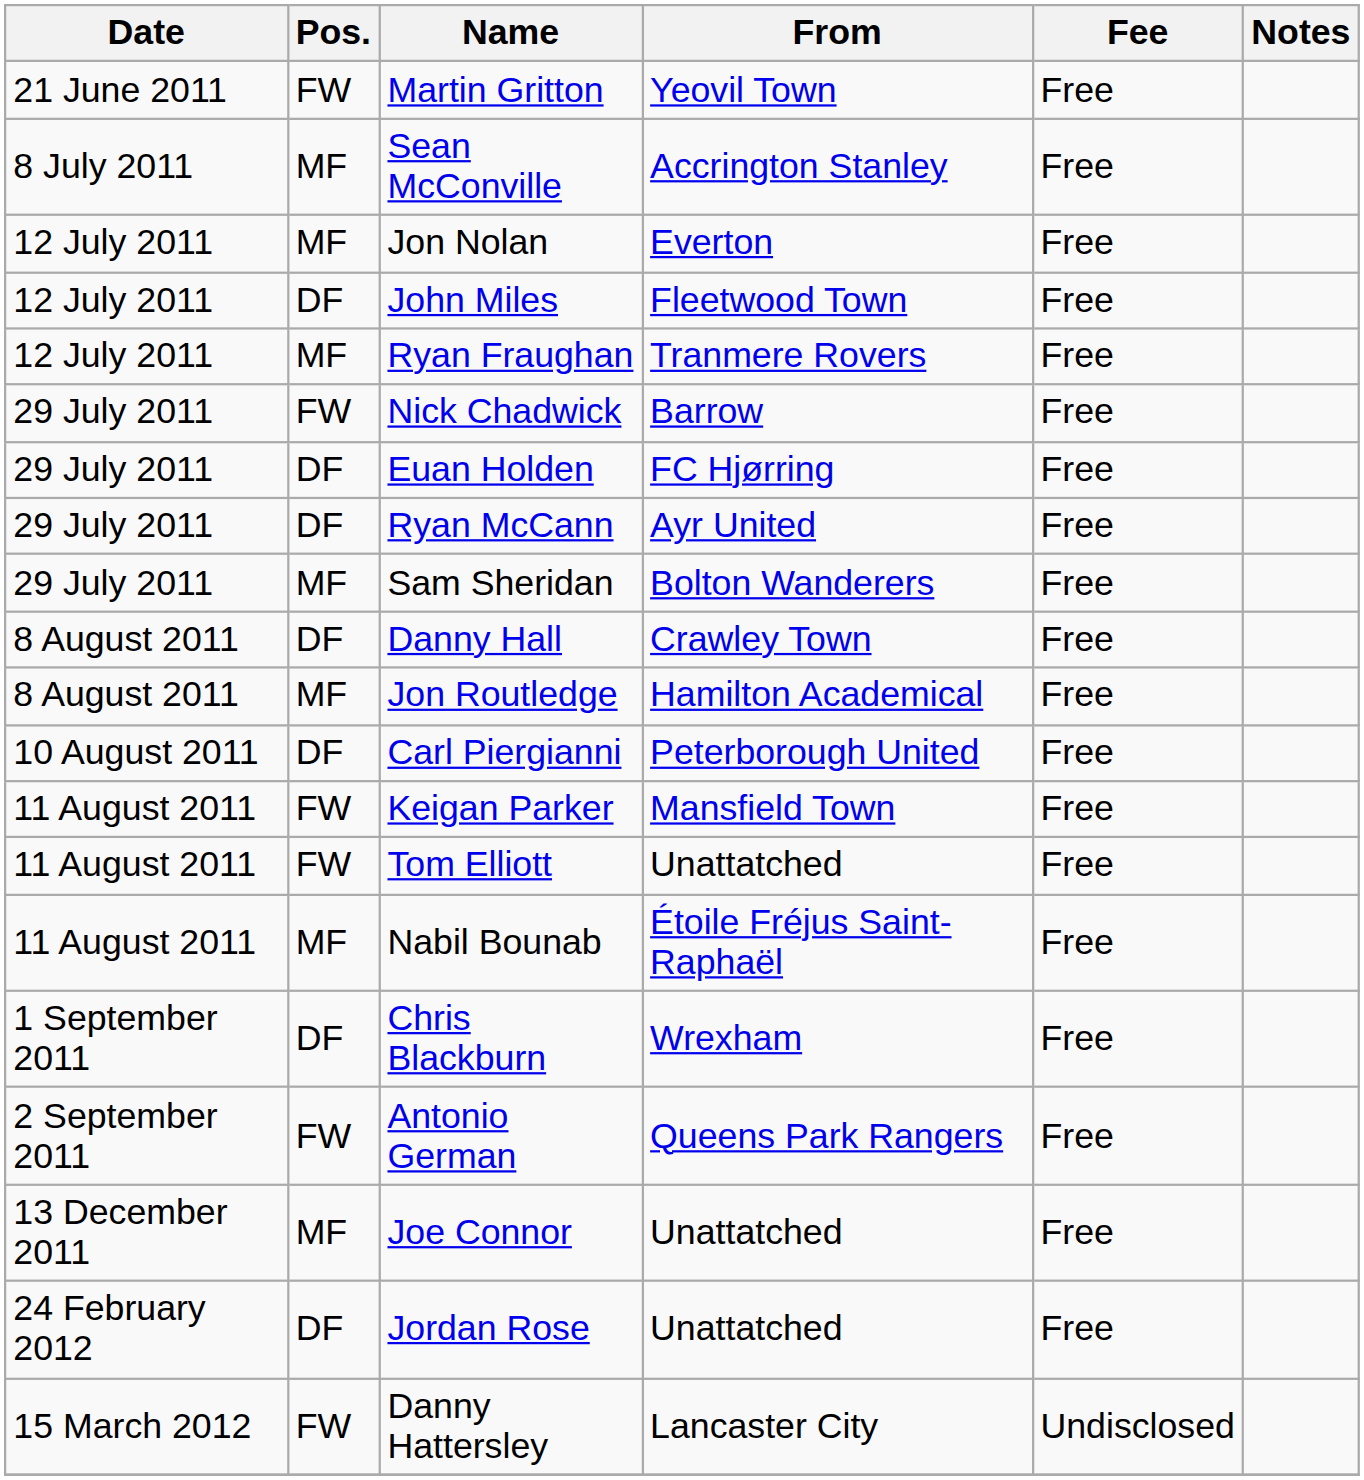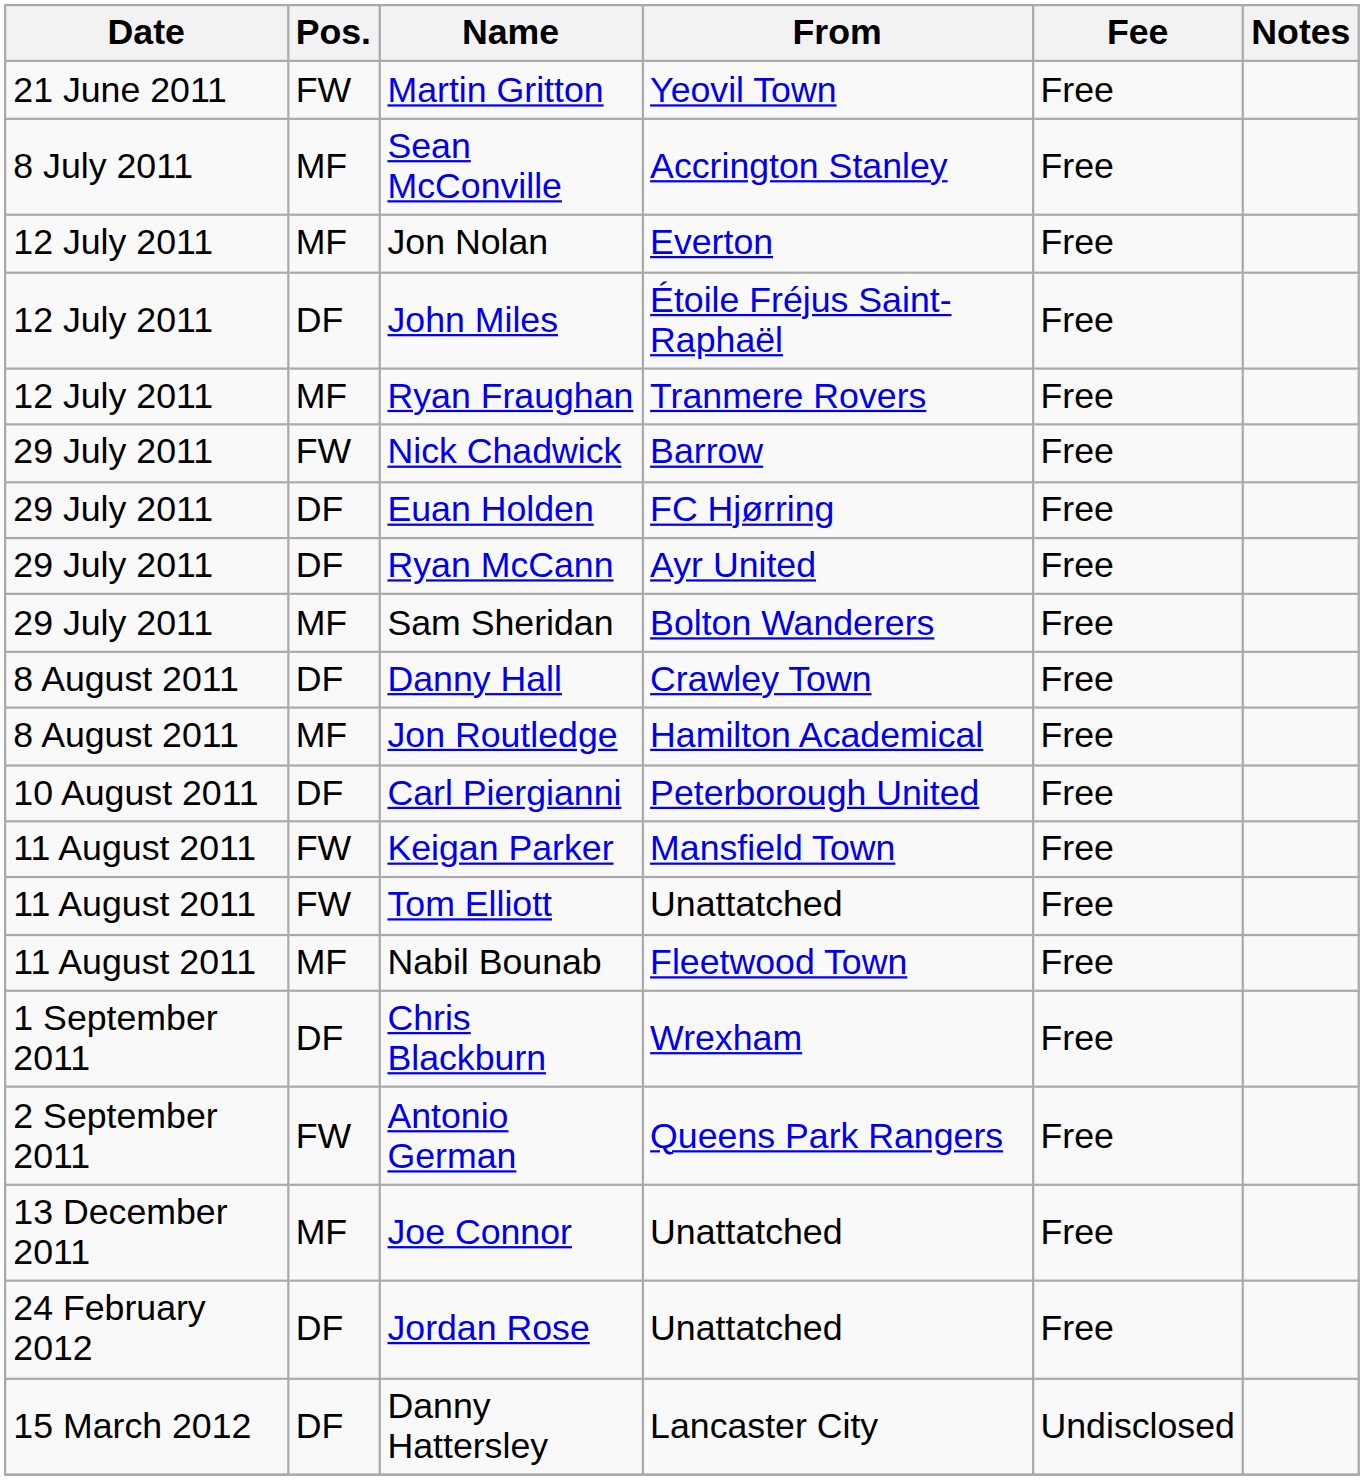(779, 299) Fleetwood Town -> (801, 319) Étoile Fréjus Saint-Raphaël
(801, 941) Étoile Fréjus Saint-Raphaël -> (779, 961) Fleetwood Town
(323, 1425) FW -> (319, 1425) DF
